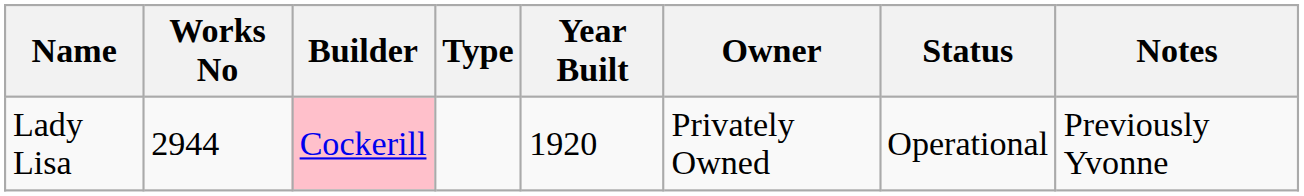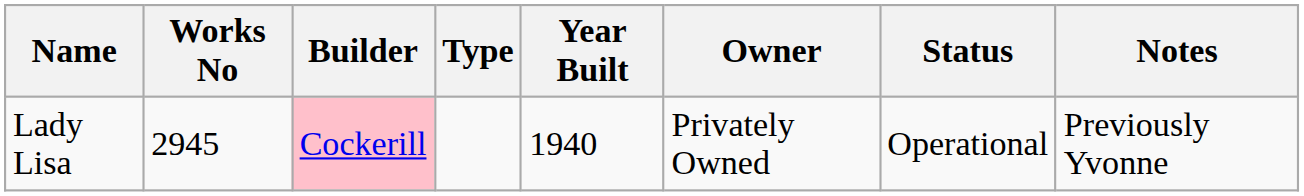(185, 143) 2944 -> (185, 143) 2945
(563, 143) 1920 -> (563, 143) 1940
